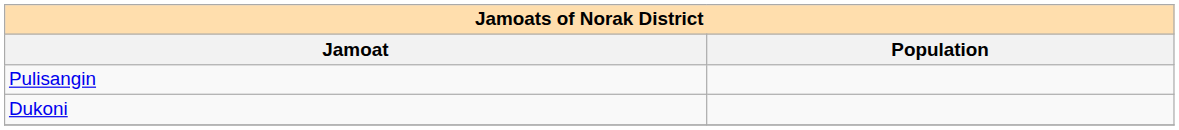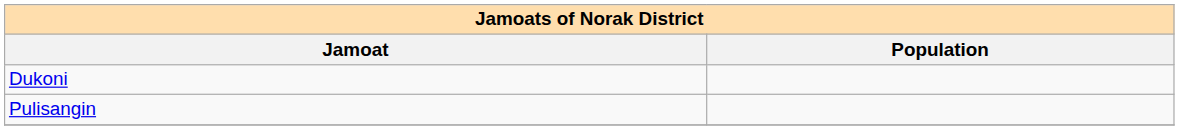rows swapped: (38, 109) <-> (52, 79)
